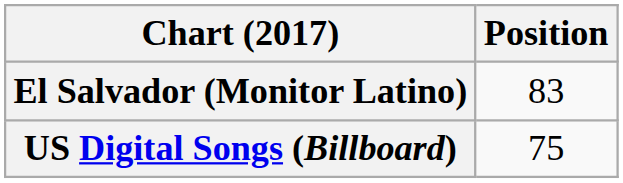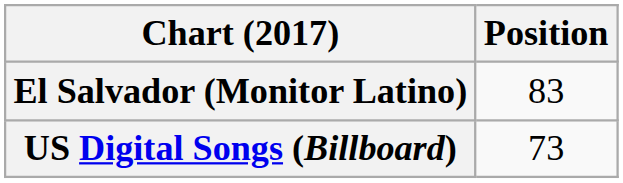(546, 147) 75 -> (546, 147) 73
